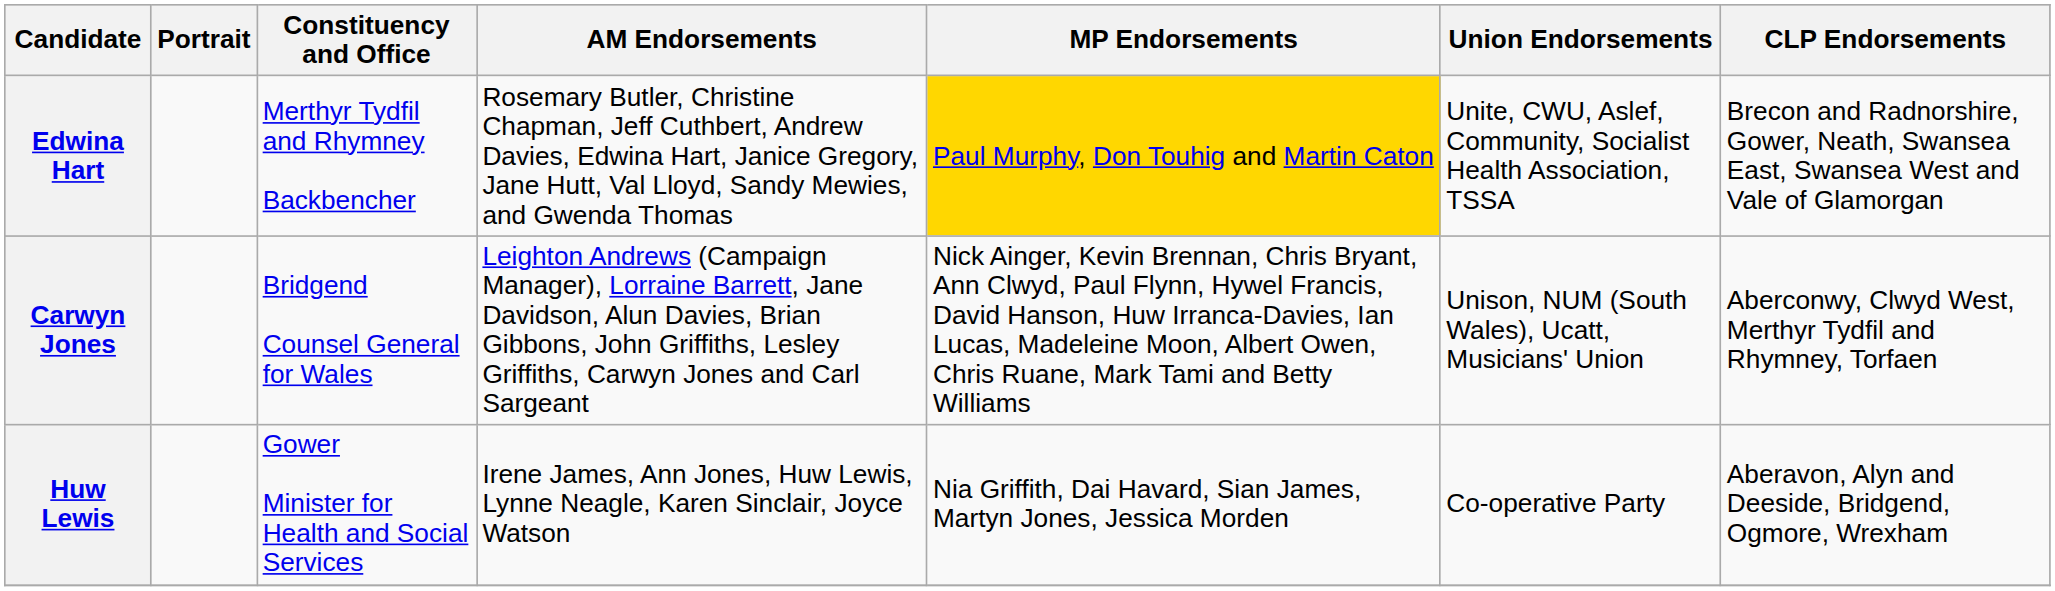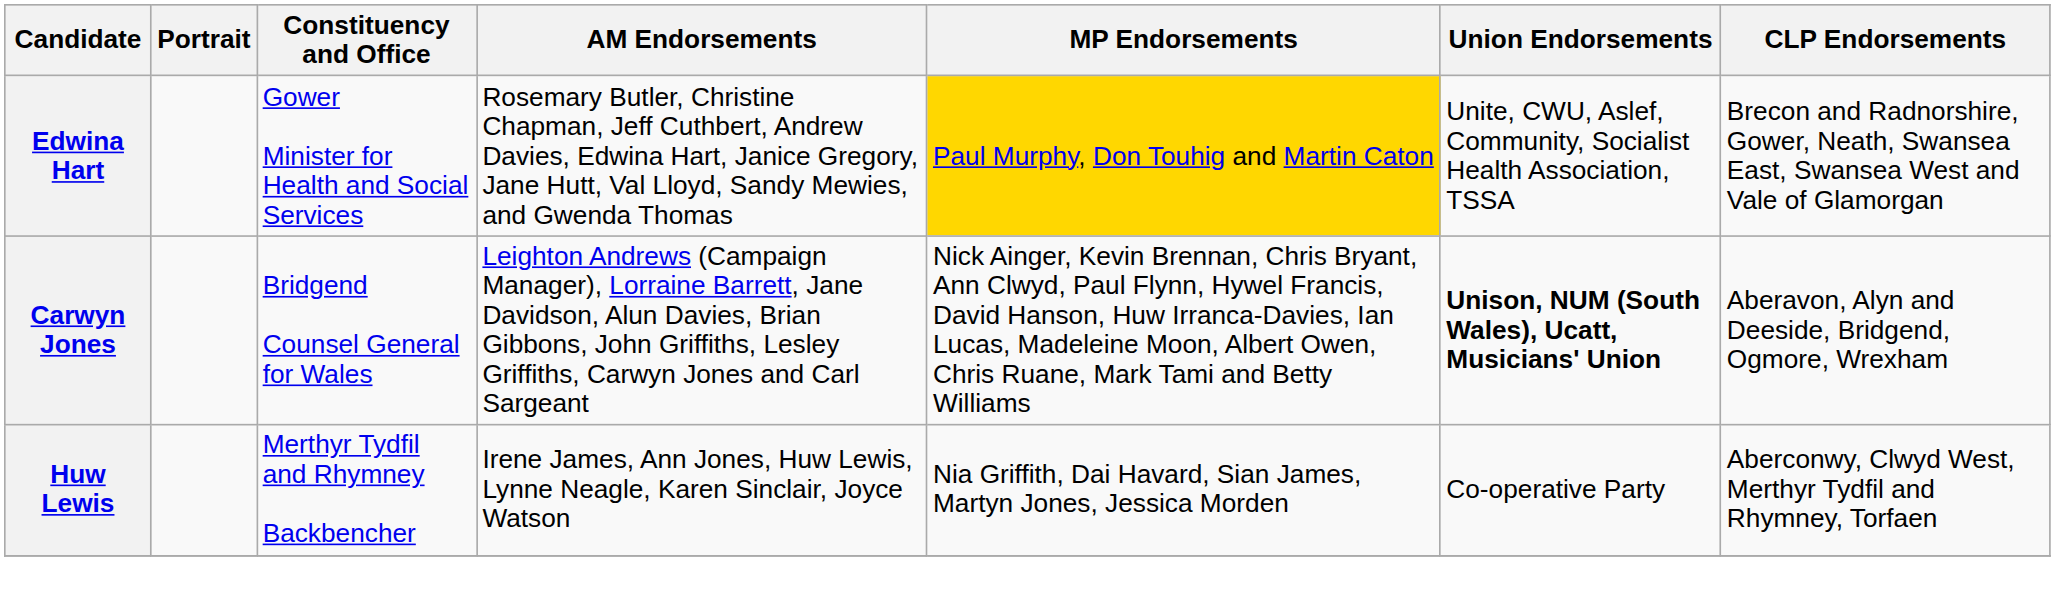(344, 155) Merthyr Tydfil and Rhymney Backbencher -> (366, 155) Gower Minister for Health and Social Services
(1567, 329) normal -> (1573, 329) bold
(1871, 329) Aberconwy, Clwyd West, Merthyr Tydfil and Rhymney, Torfaen -> (1841, 329) Aberavon, Alyn and Deeside, Bridgend, Ogmore, Wrexham
(366, 504) Gower Minister for Health and Social Services -> (344, 489) Merthyr Tydfil and Rhymney Backbencher
(1841, 504) Aberavon, Alyn and Deeside, Bridgend, Ogmore, Wrexham -> (1871, 489) Aberconwy, Clwyd West, Merthyr Tydfil and Rhymney, Torfaen
